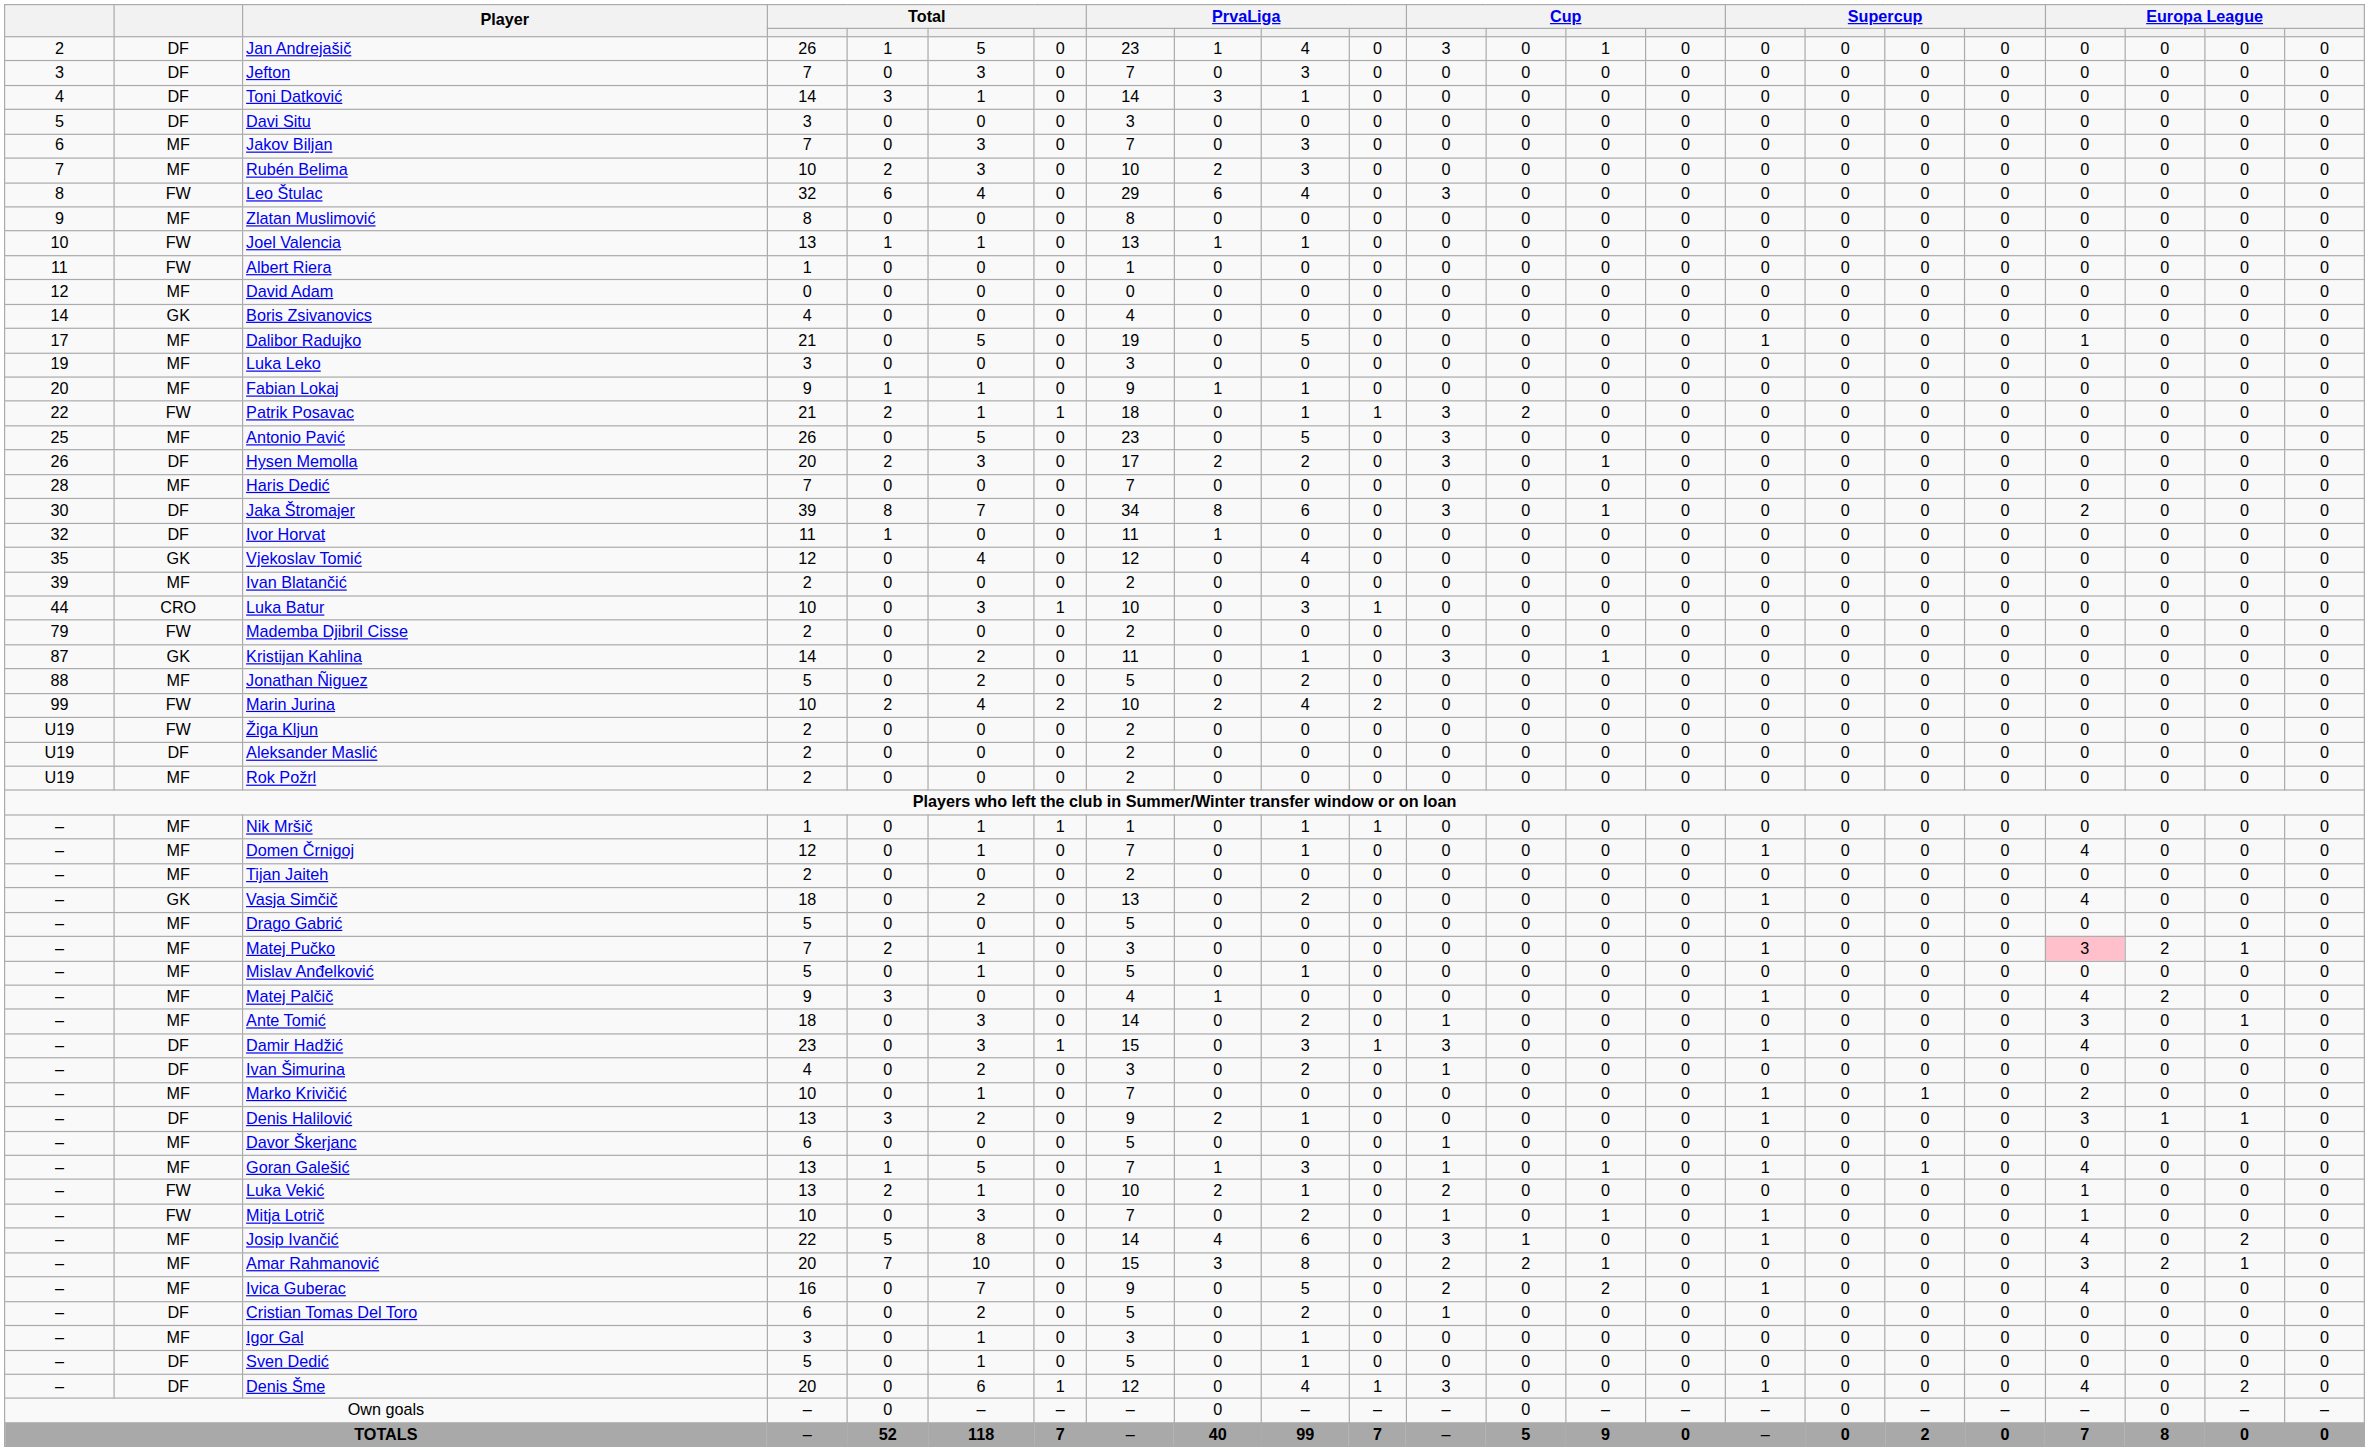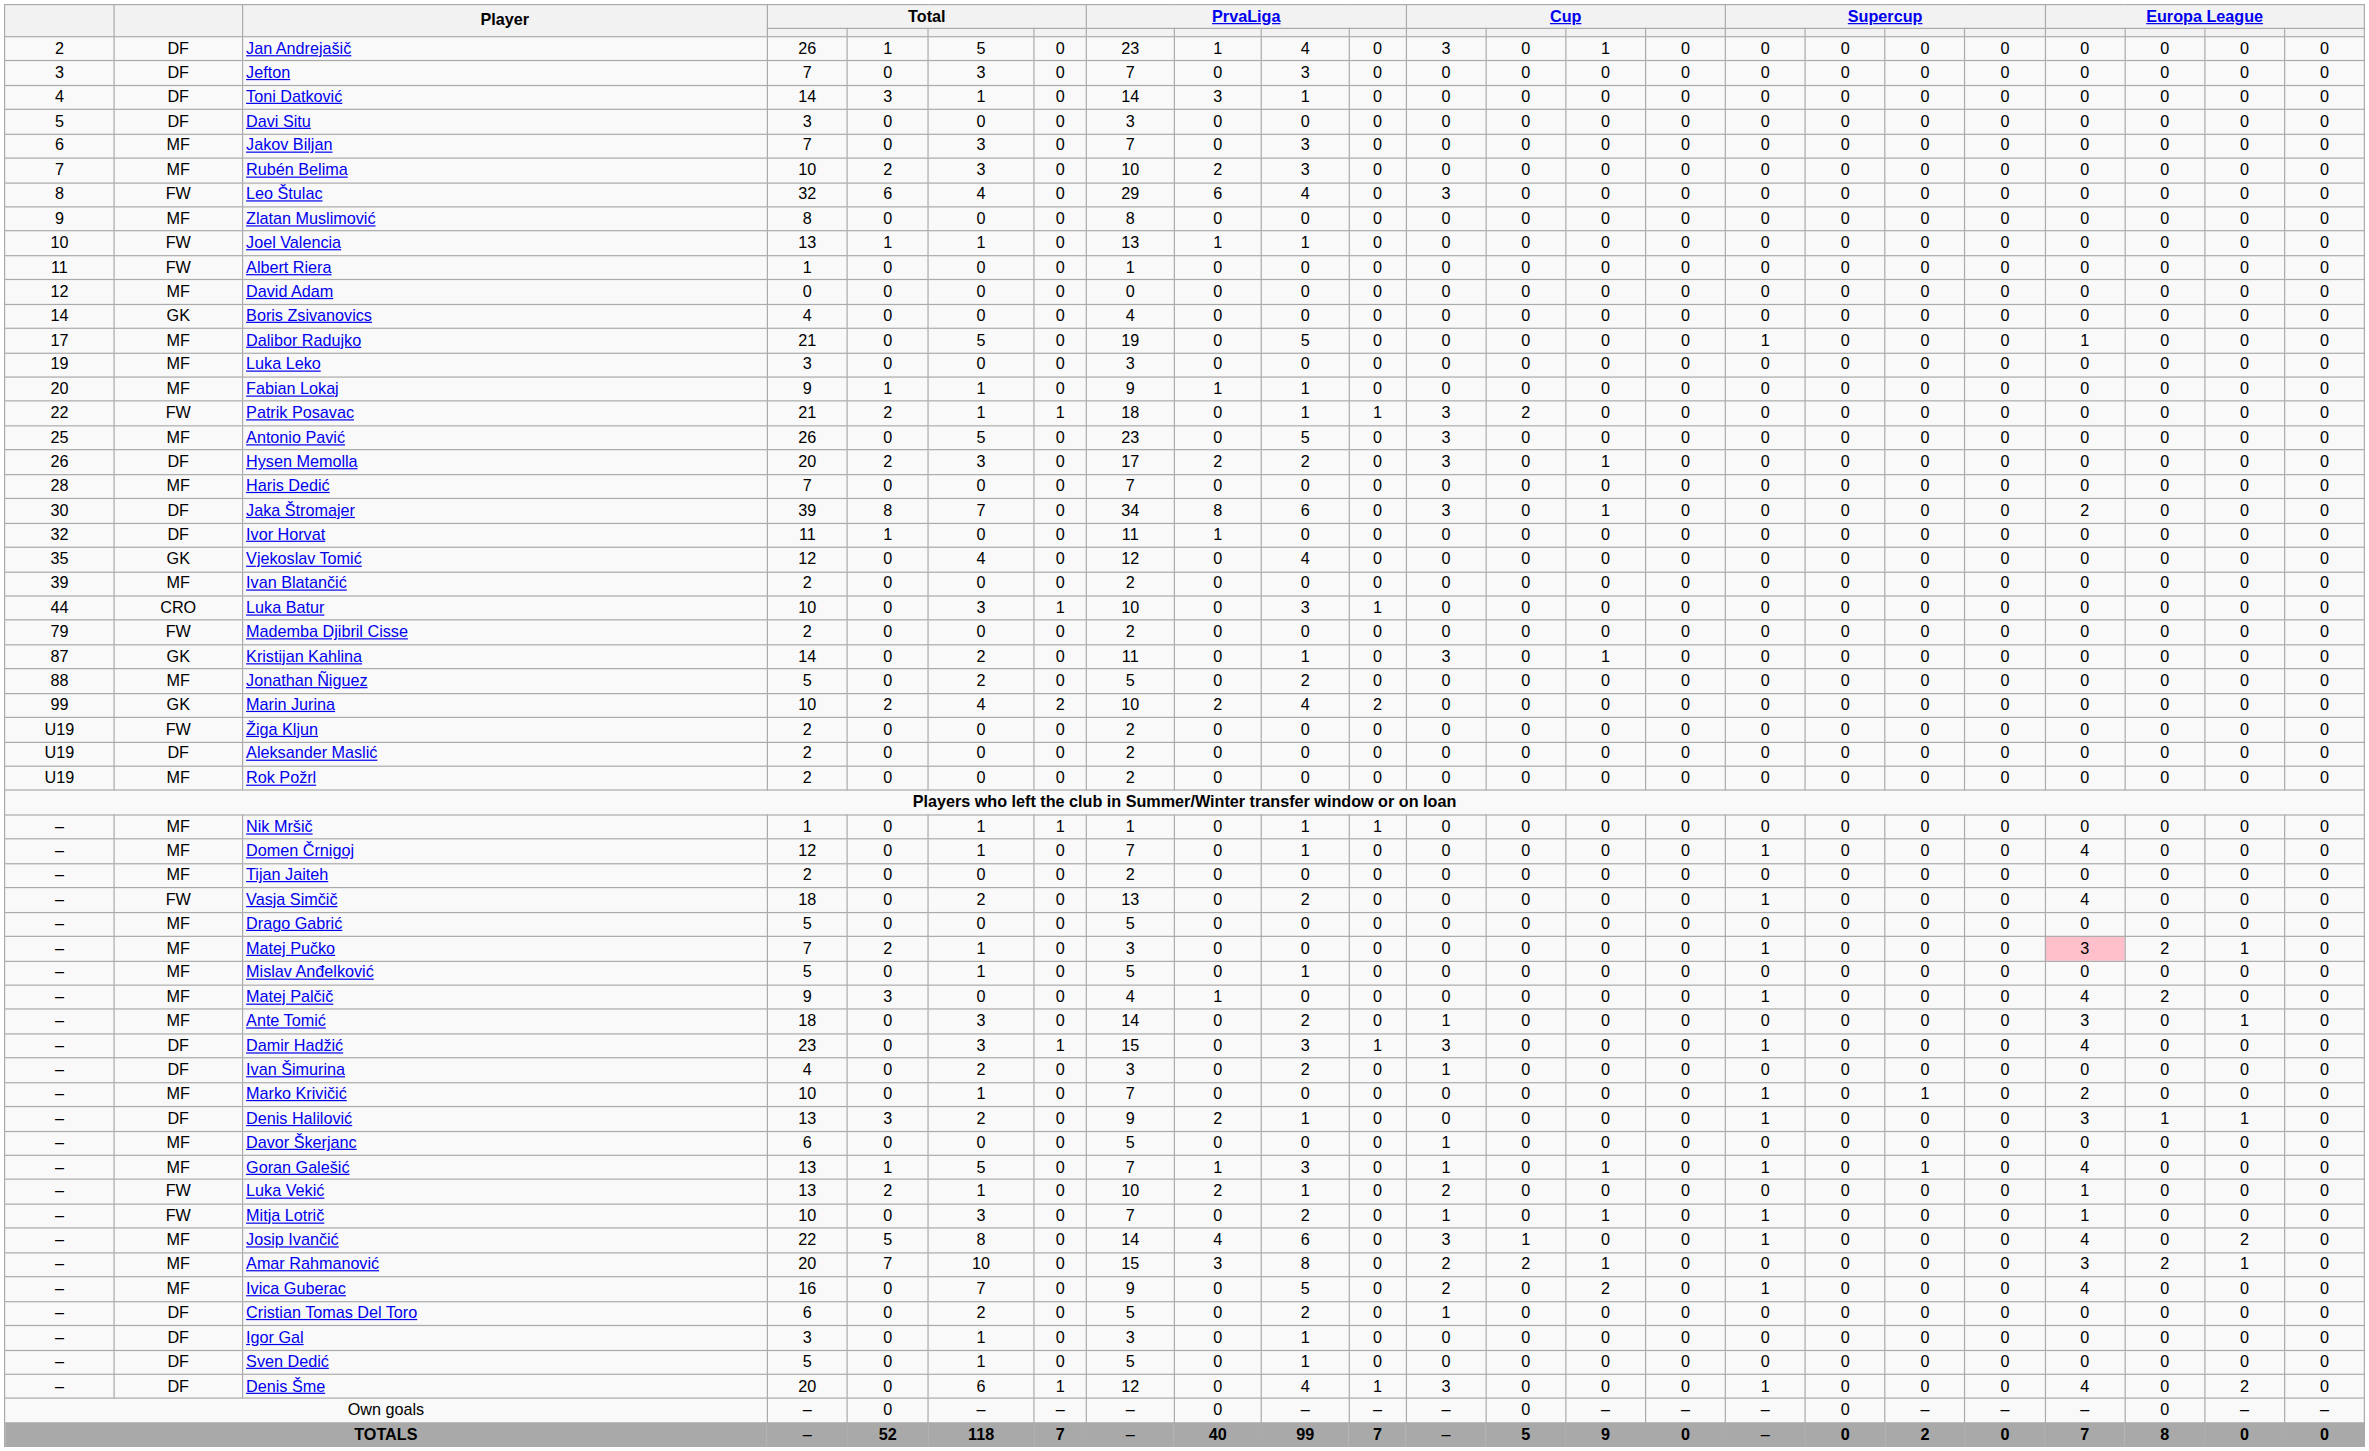(178, 704) FW -> (178, 704) GK
(178, 899) GK -> (178, 899) FW
(178, 1337) MF -> (178, 1337) DF
